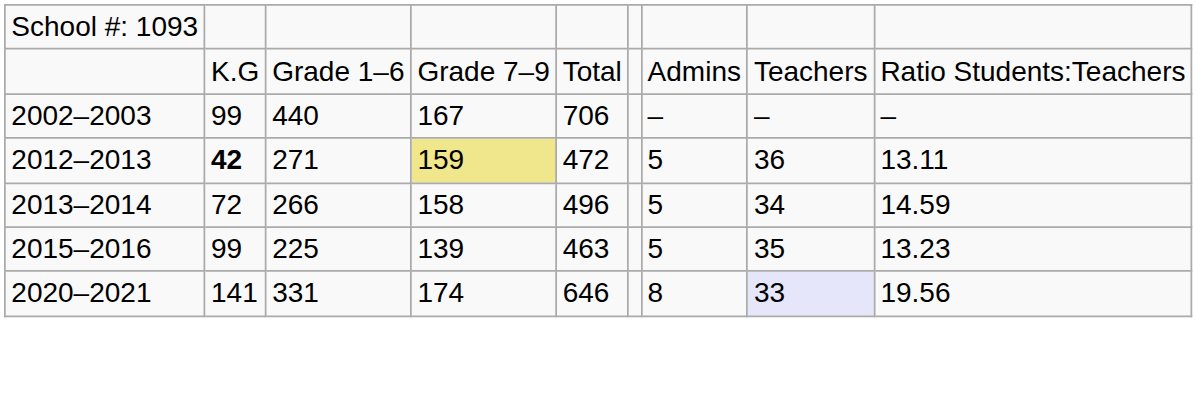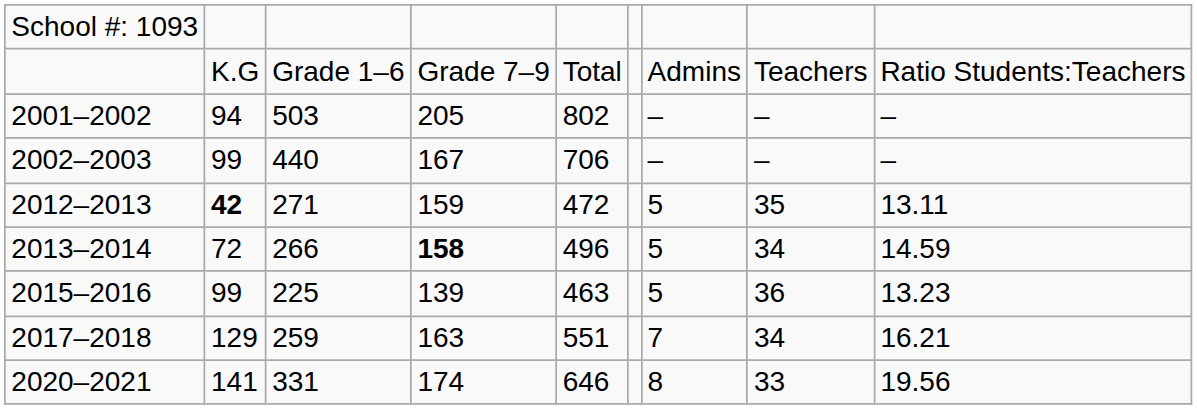+ row: (81, 115)
(441, 159) khaki background -> (441, 204) no background
(769, 159) 36 -> (769, 204) 35
(441, 204) normal -> (441, 248) bold
(769, 248) 35 -> (769, 293) 36
+ row: (81, 337)
(769, 293) lavender background -> (769, 381) no background
